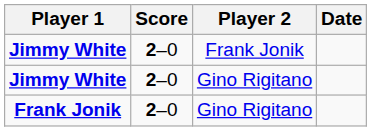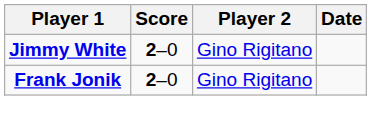- row: (68, 49)
